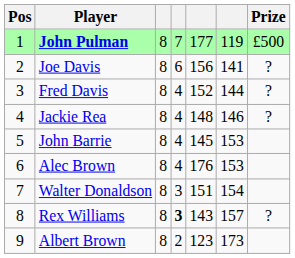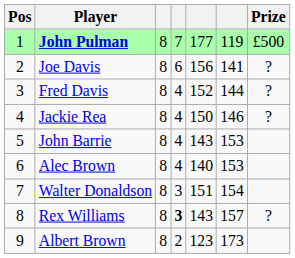(201, 116) 148 -> (201, 116) 150
(201, 141) 145 -> (201, 141) 143
(201, 166) 176 -> (201, 166) 140
